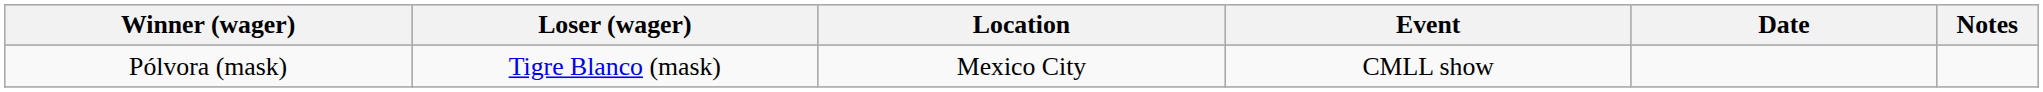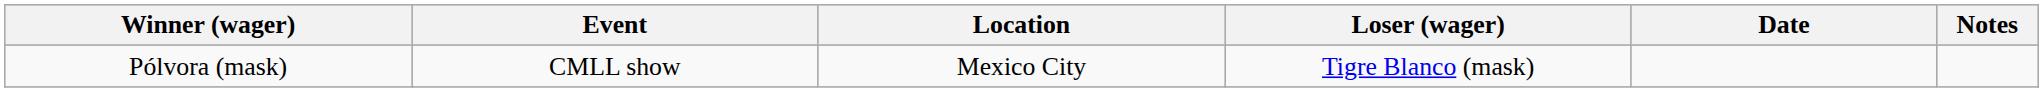columns swapped: (615, 24) <-> (1428, 24)
